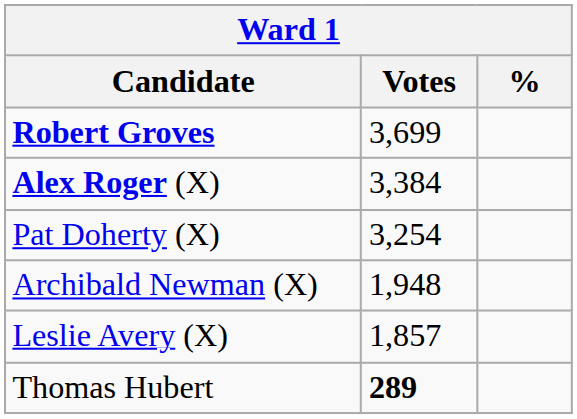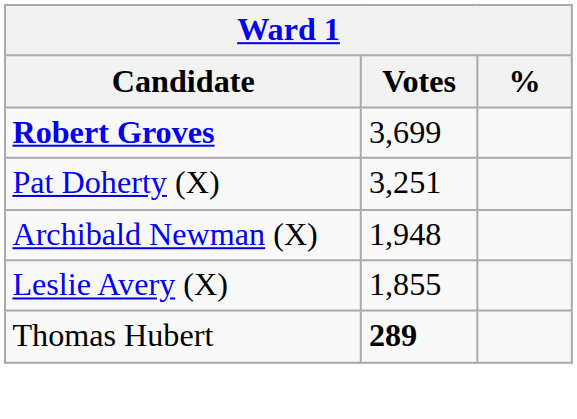- row: (116, 183)
(405, 234) 3,254 -> (405, 183) 3,251
(405, 336) 1,857 -> (405, 285) 1,855
